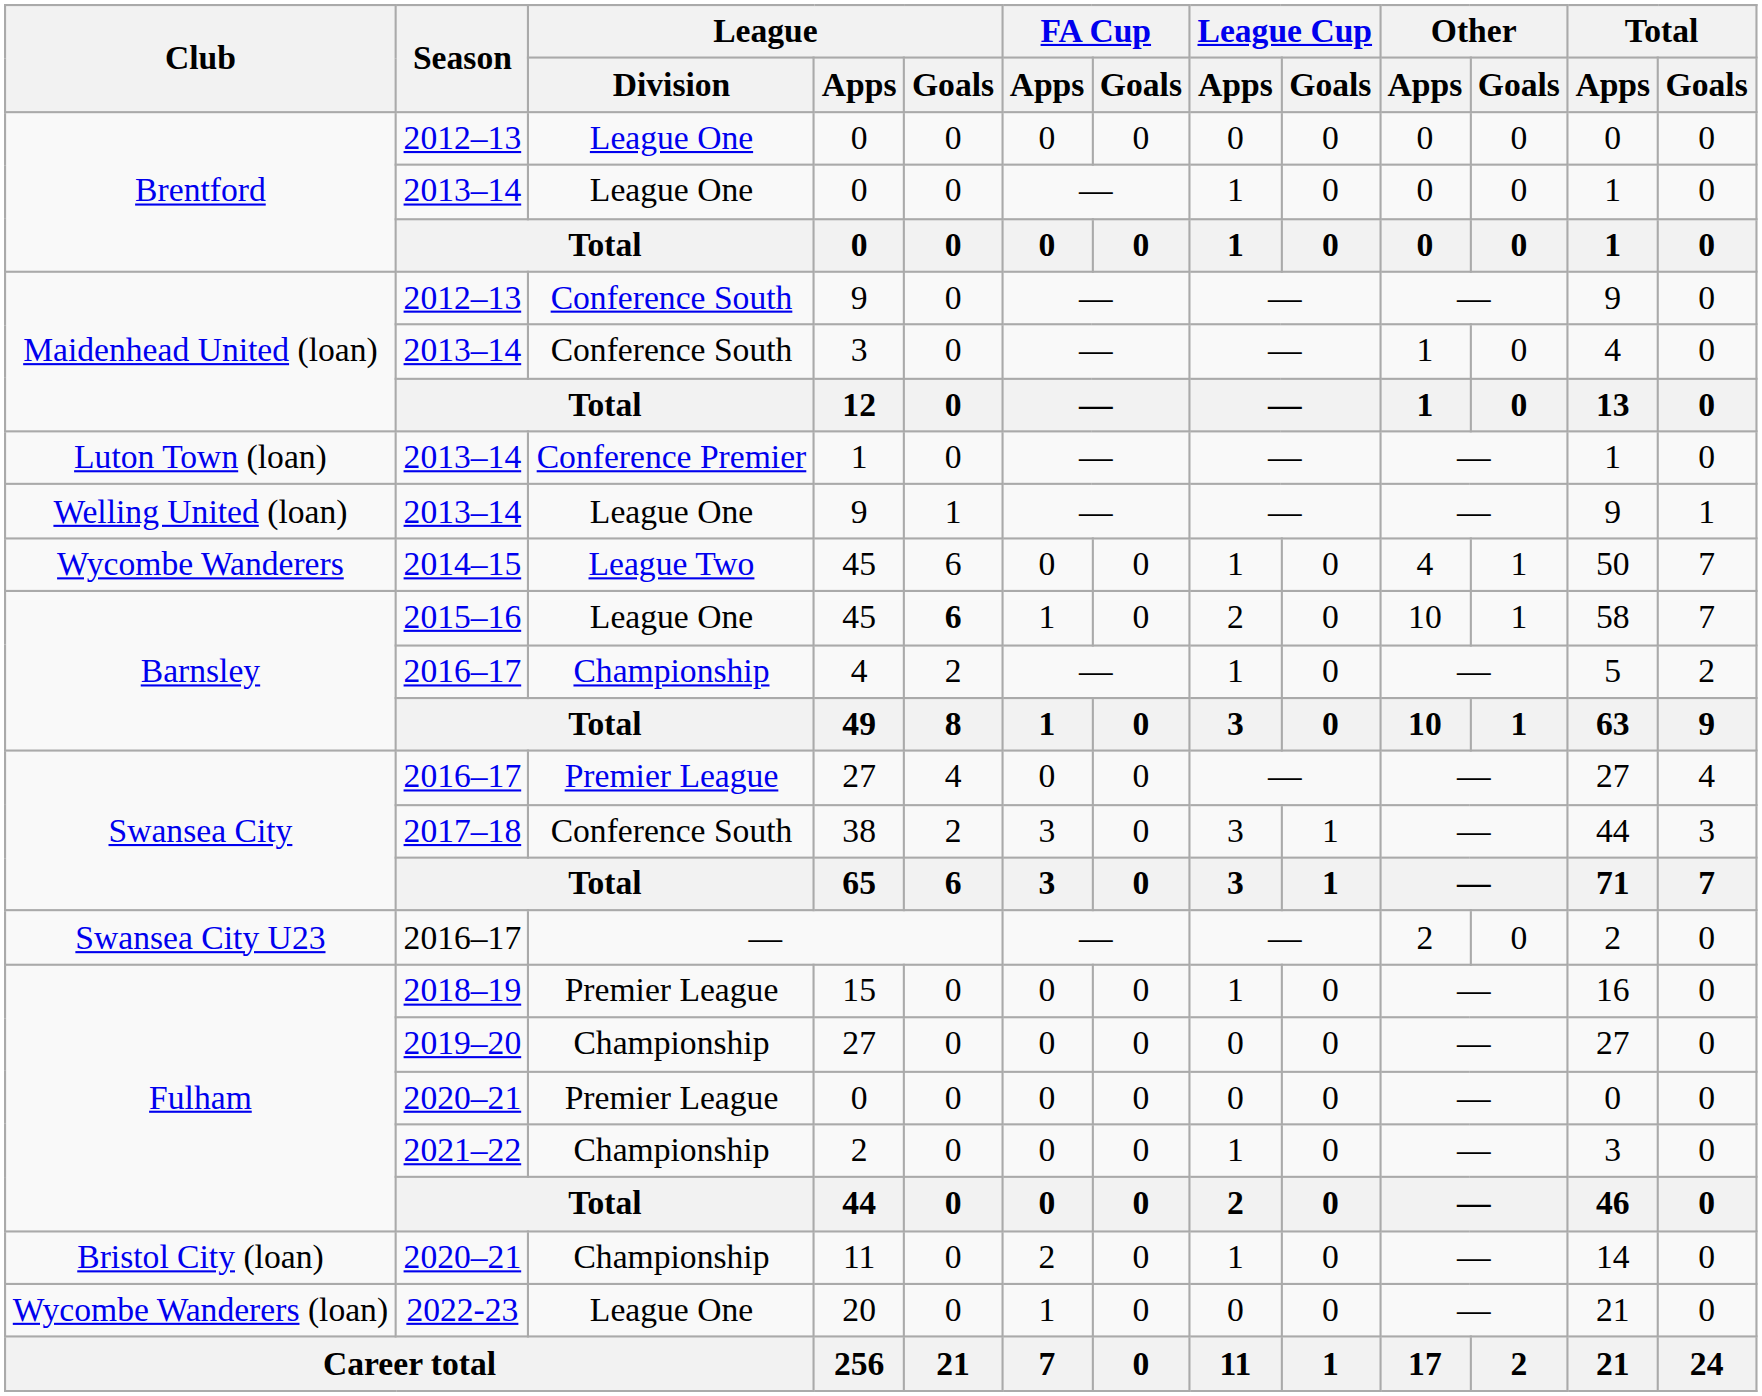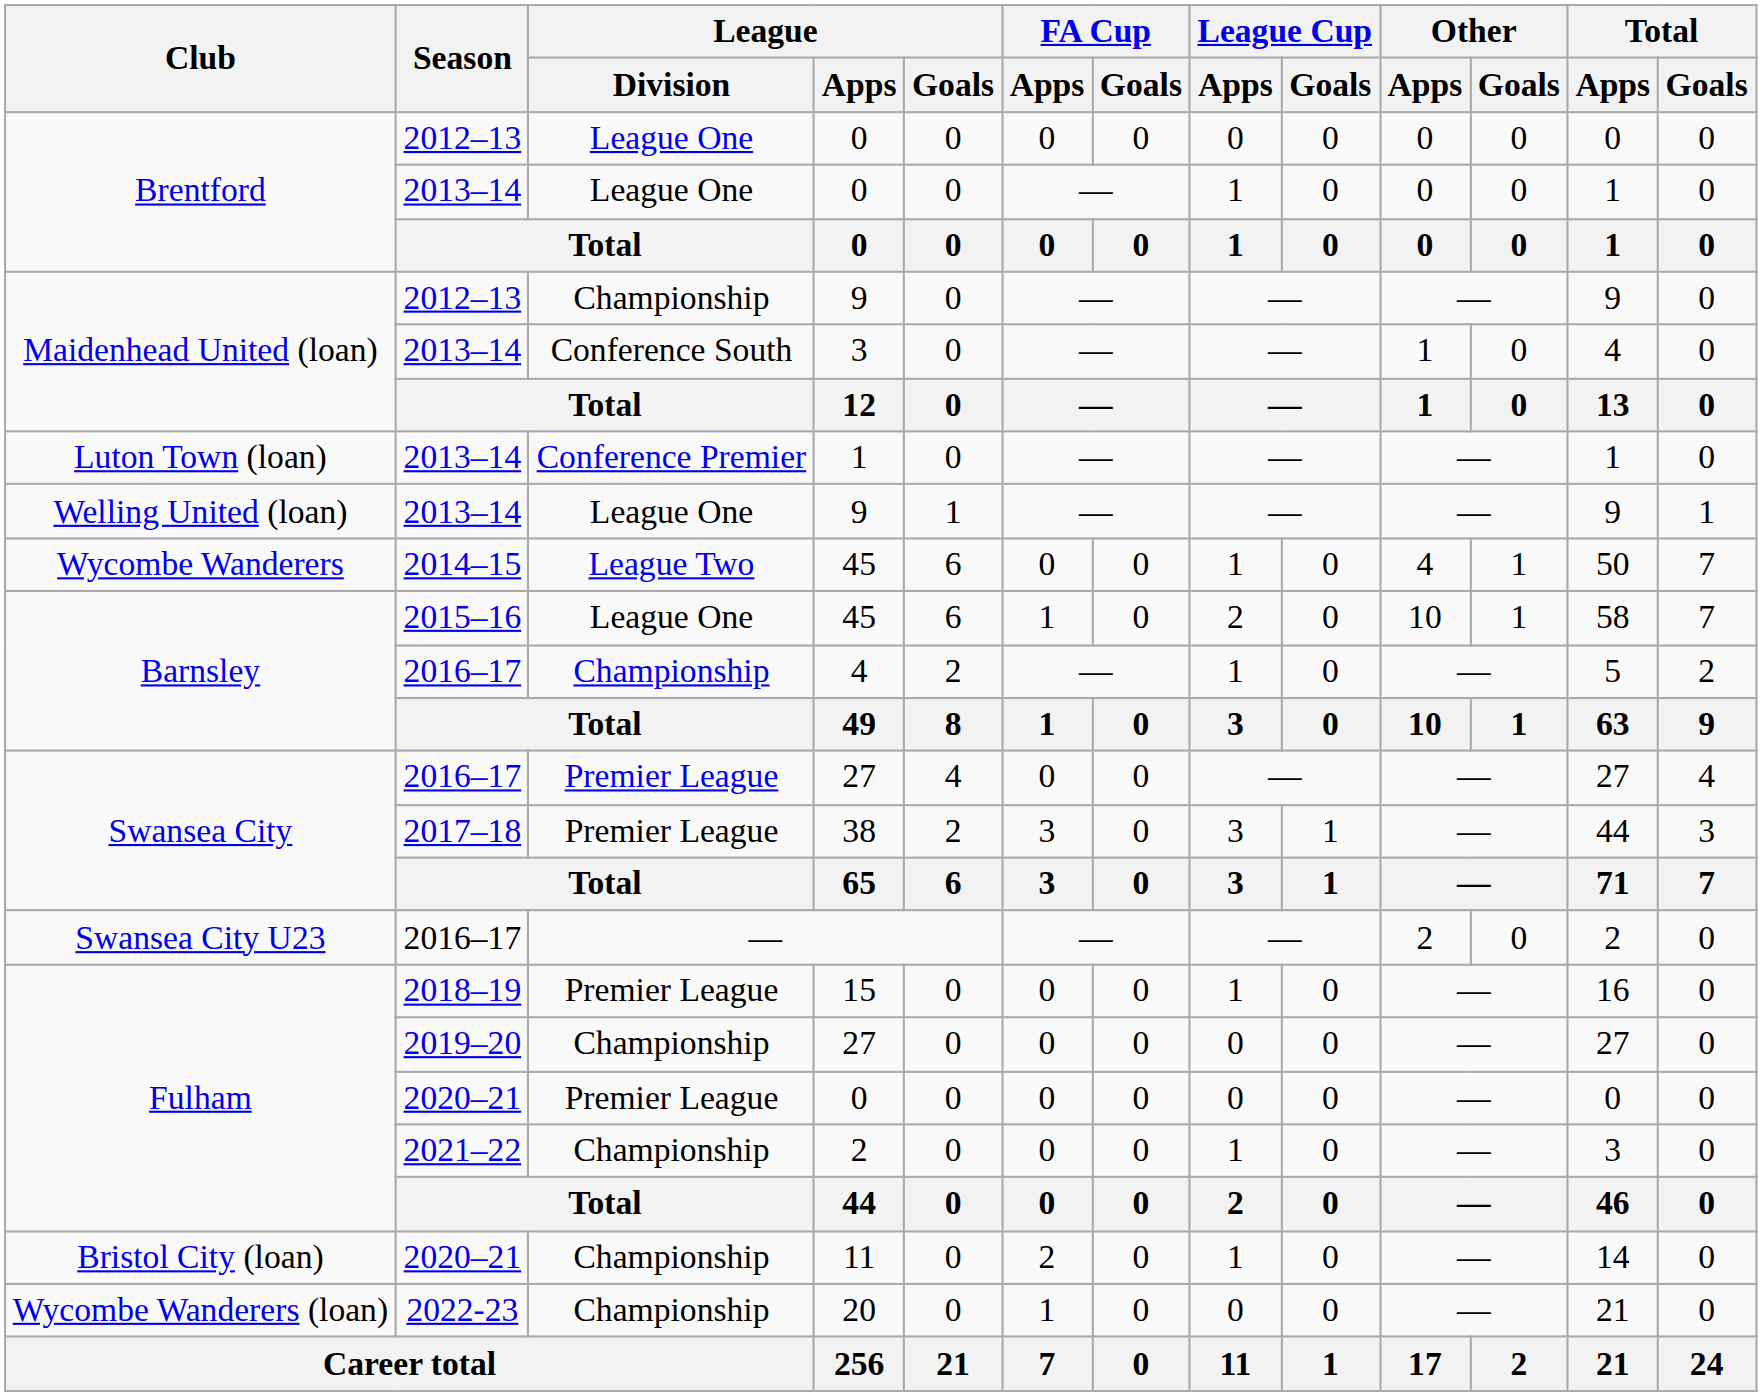(671, 297) Conference South -> (671, 297) Championship
(953, 617) bold -> (953, 617) normal
(671, 830) Conference South -> (671, 830) Premier League
(671, 1310) League One -> (671, 1310) Championship
